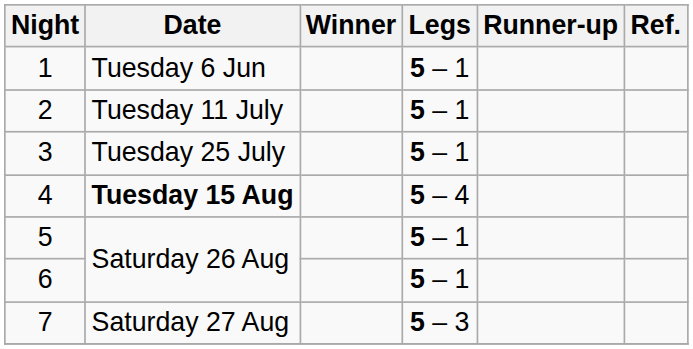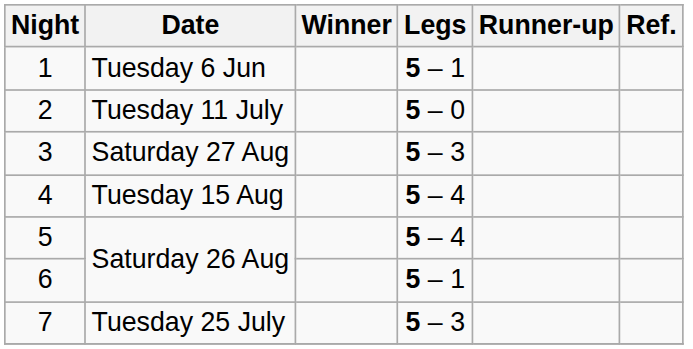(440, 110) 5 – 1 -> (435, 110) 5 – 0
(188, 152) Tuesday 25 July -> (190, 152) Saturday 27 Aug
(440, 152) 5 – 1 -> (435, 152) 5 – 3
(193, 195) bold -> (188, 195) normal
(440, 237) 5 – 1 -> (435, 237) 5 – 4
(190, 322) Saturday 27 Aug -> (188, 322) Tuesday 25 July
